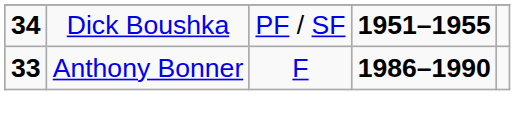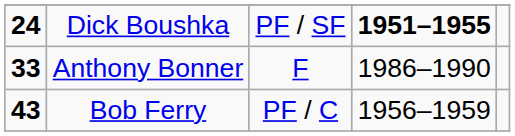(26, 25) 34 -> (26, 25) 24
(424, 67) bold -> (424, 67) normal
+ row: (148, 109)
